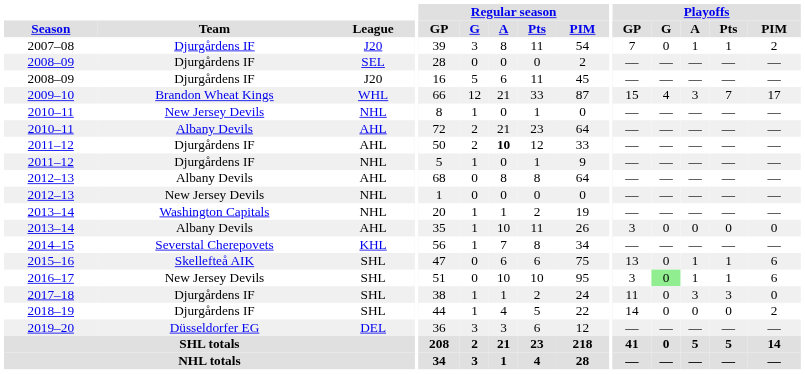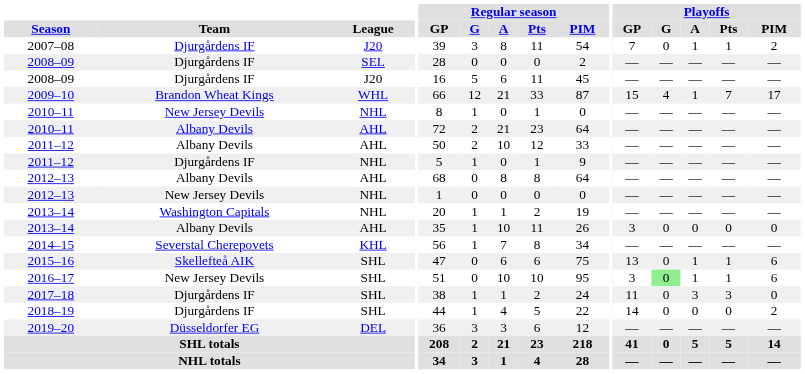(695, 95) 3 -> (695, 95) 1
(214, 145) Djurgårdens IF -> (214, 145) Albany Devils
(504, 145) bold -> (504, 145) normal
